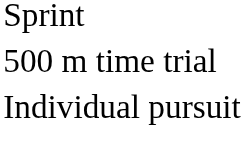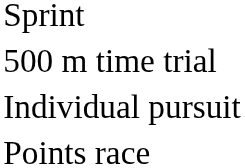+ row: (77, 152)
